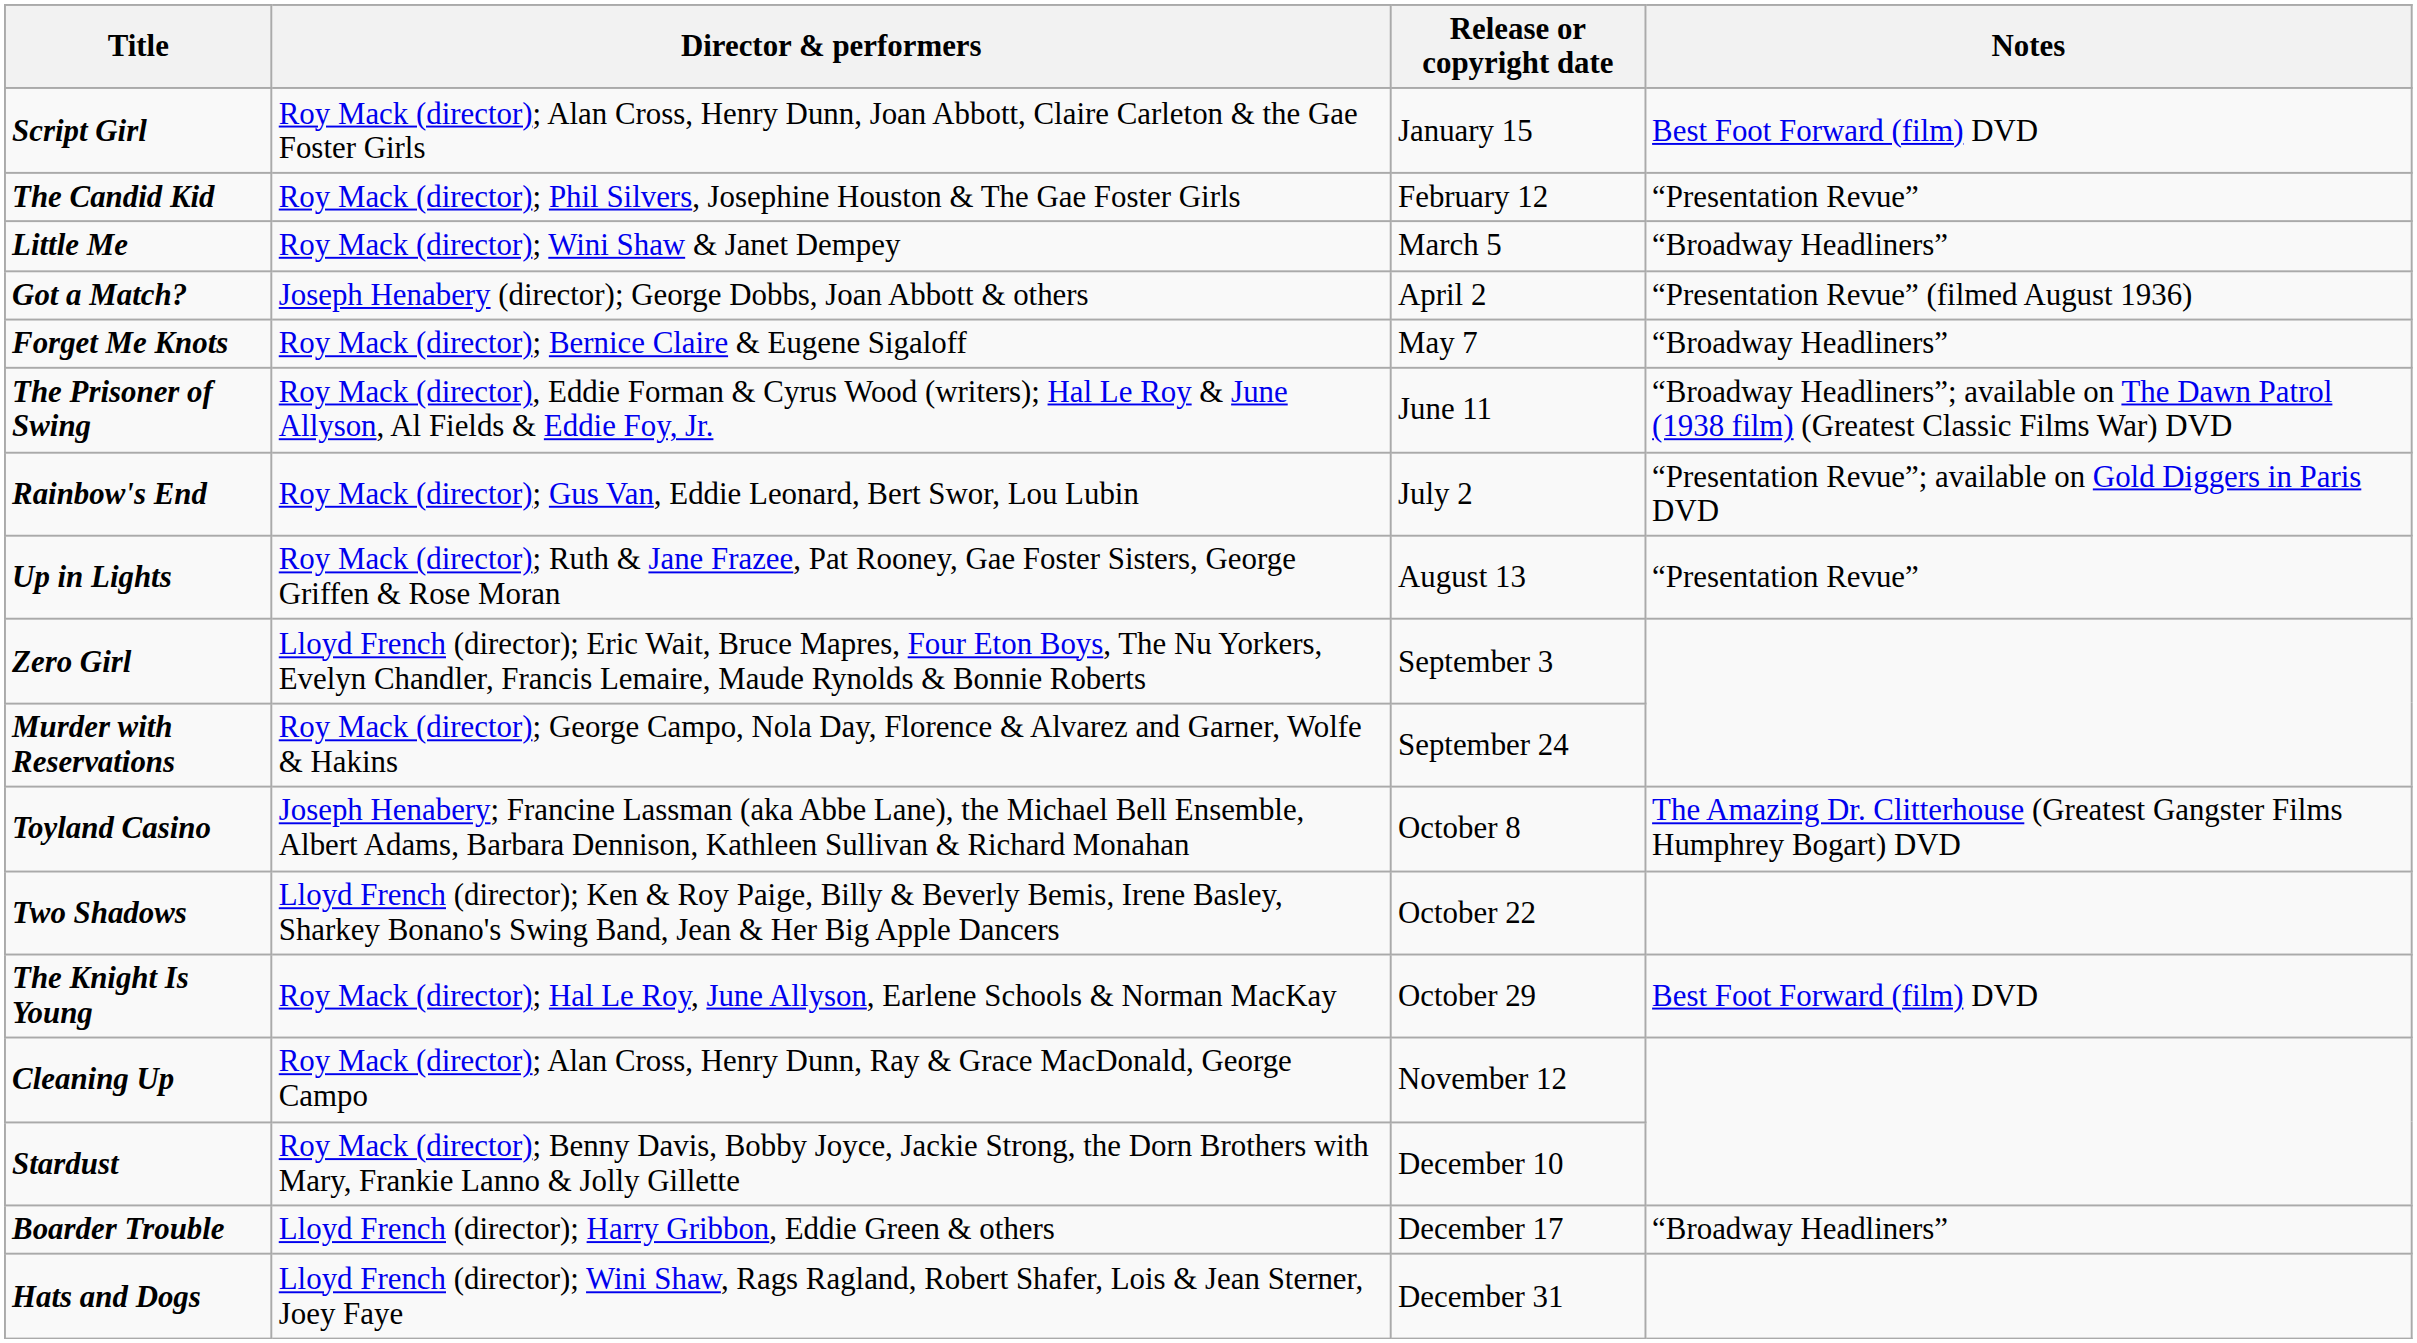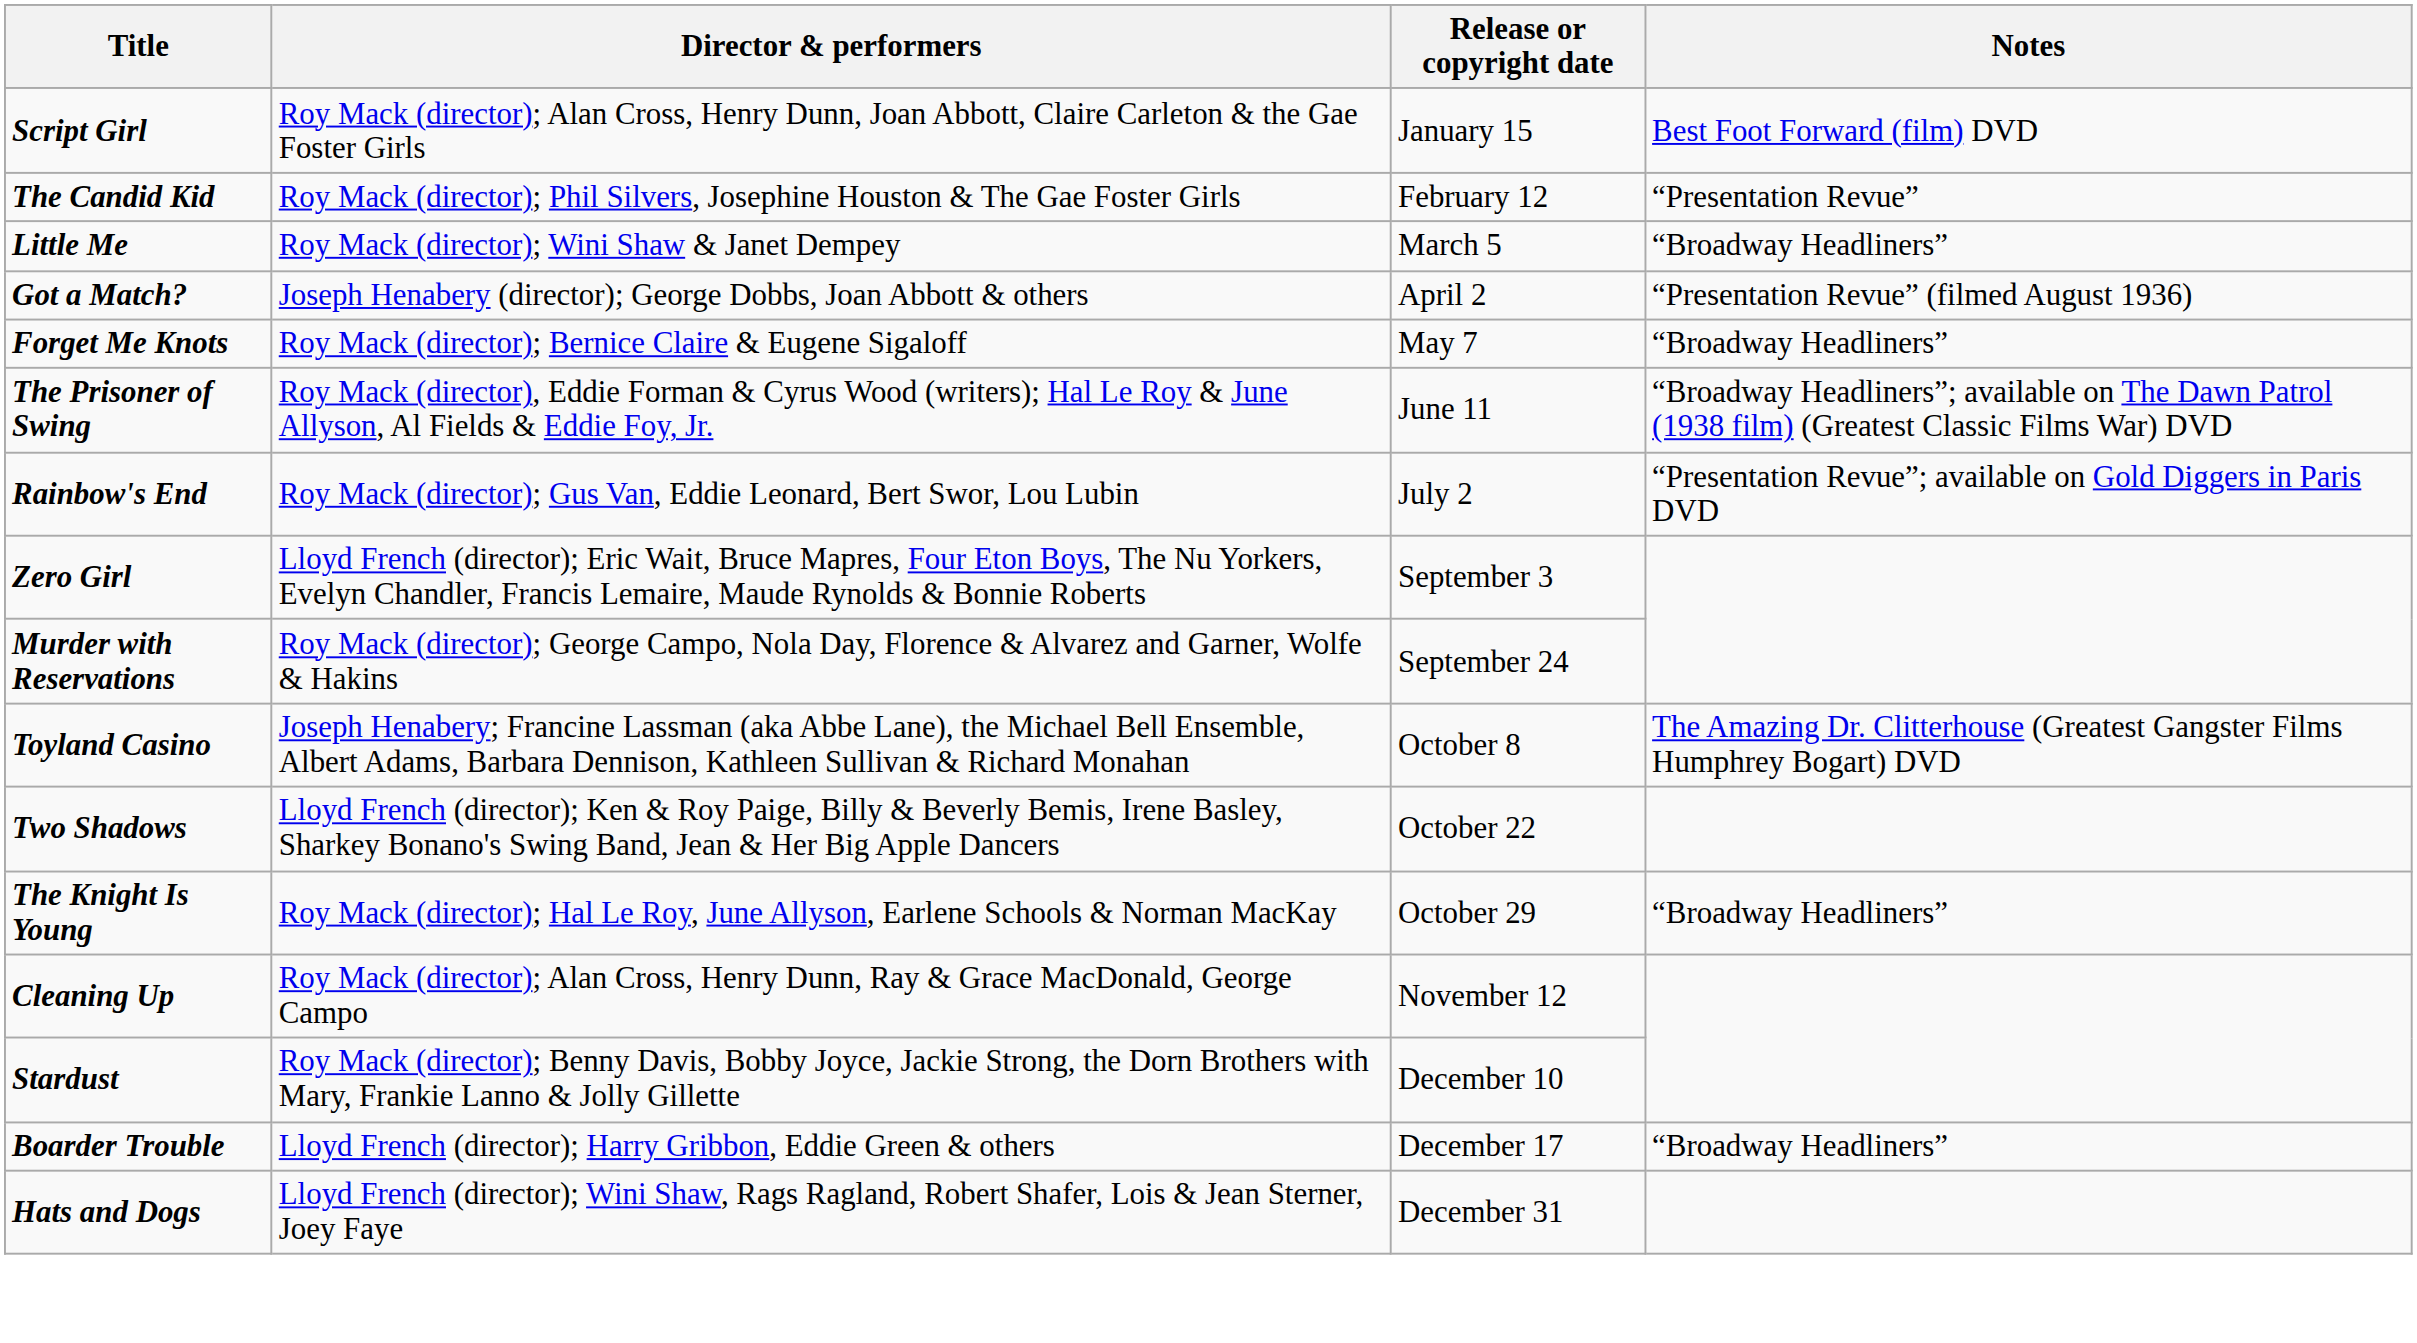- row: (92, 577)
(1845, 995) Best Foot Forward (film) DVD -> (1800, 911) “Broadway Headliners”
